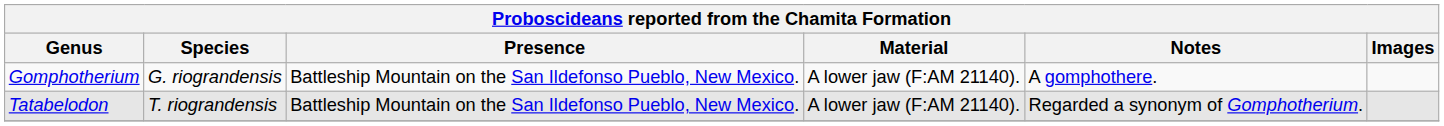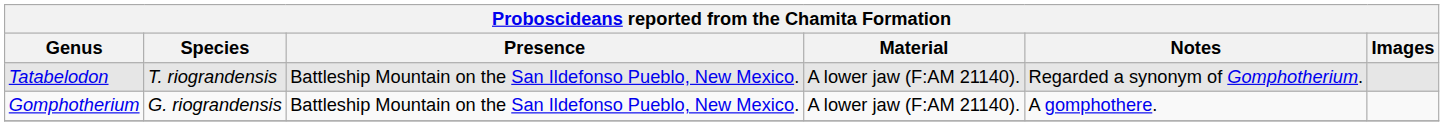rows swapped: (74, 76) <-> (59, 105)
